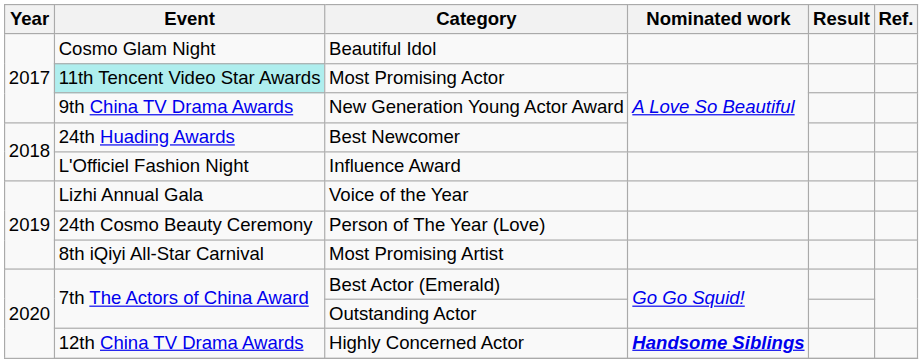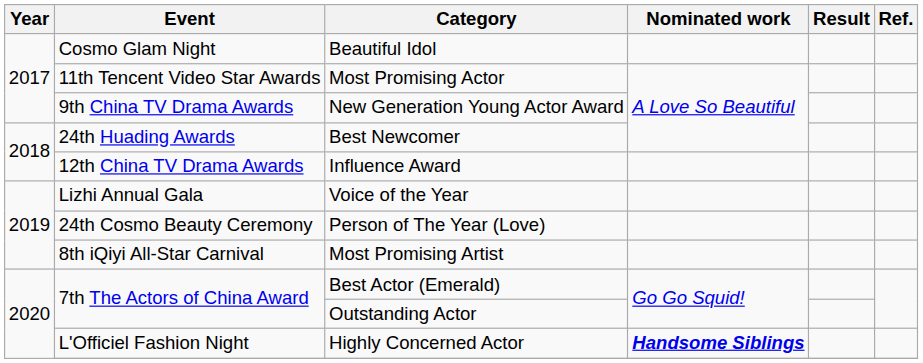(190, 78) paleturquoise background -> (190, 78) no background
(154, 166) L'Officiel Fashion Night -> (181, 166) 12th China TV Drama Awards
(181, 343) 12th China TV Drama Awards -> (154, 343) L'Officiel Fashion Night
